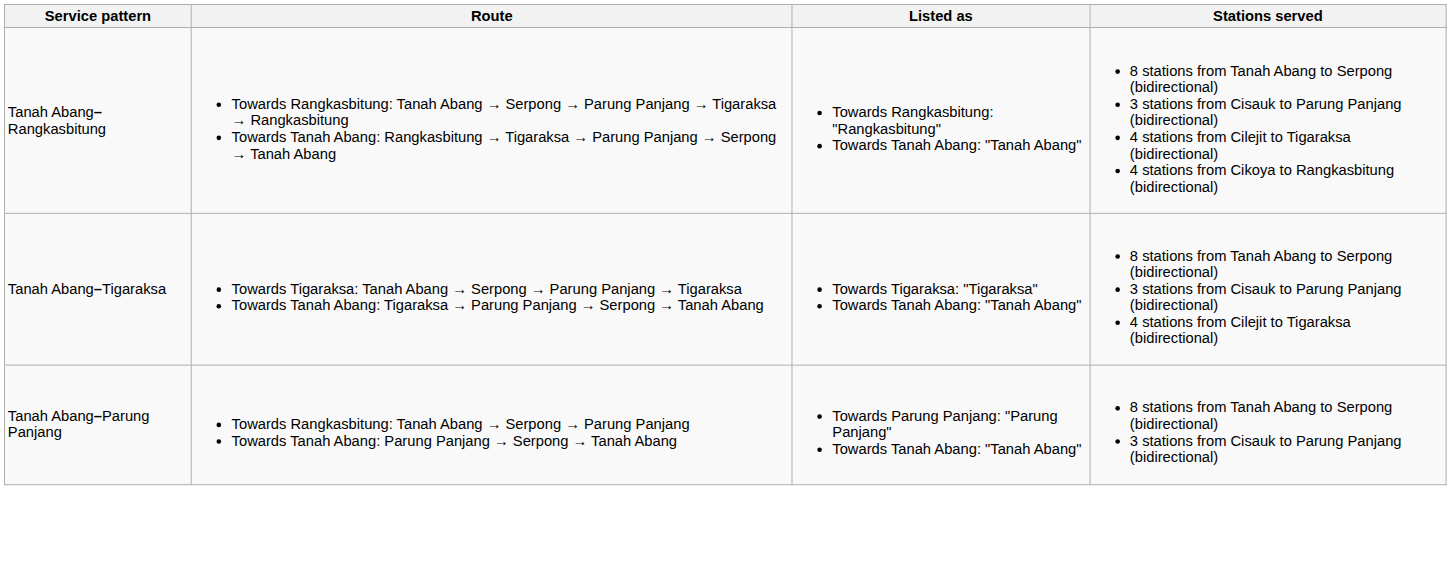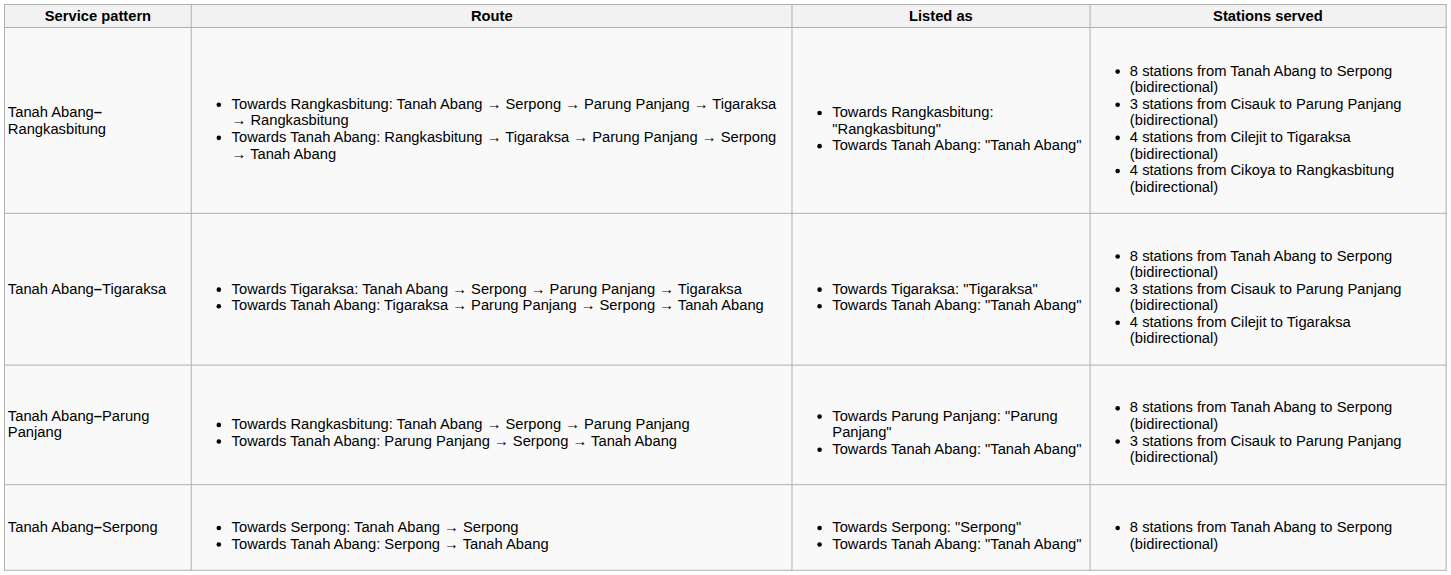+ row: (83, 527)
